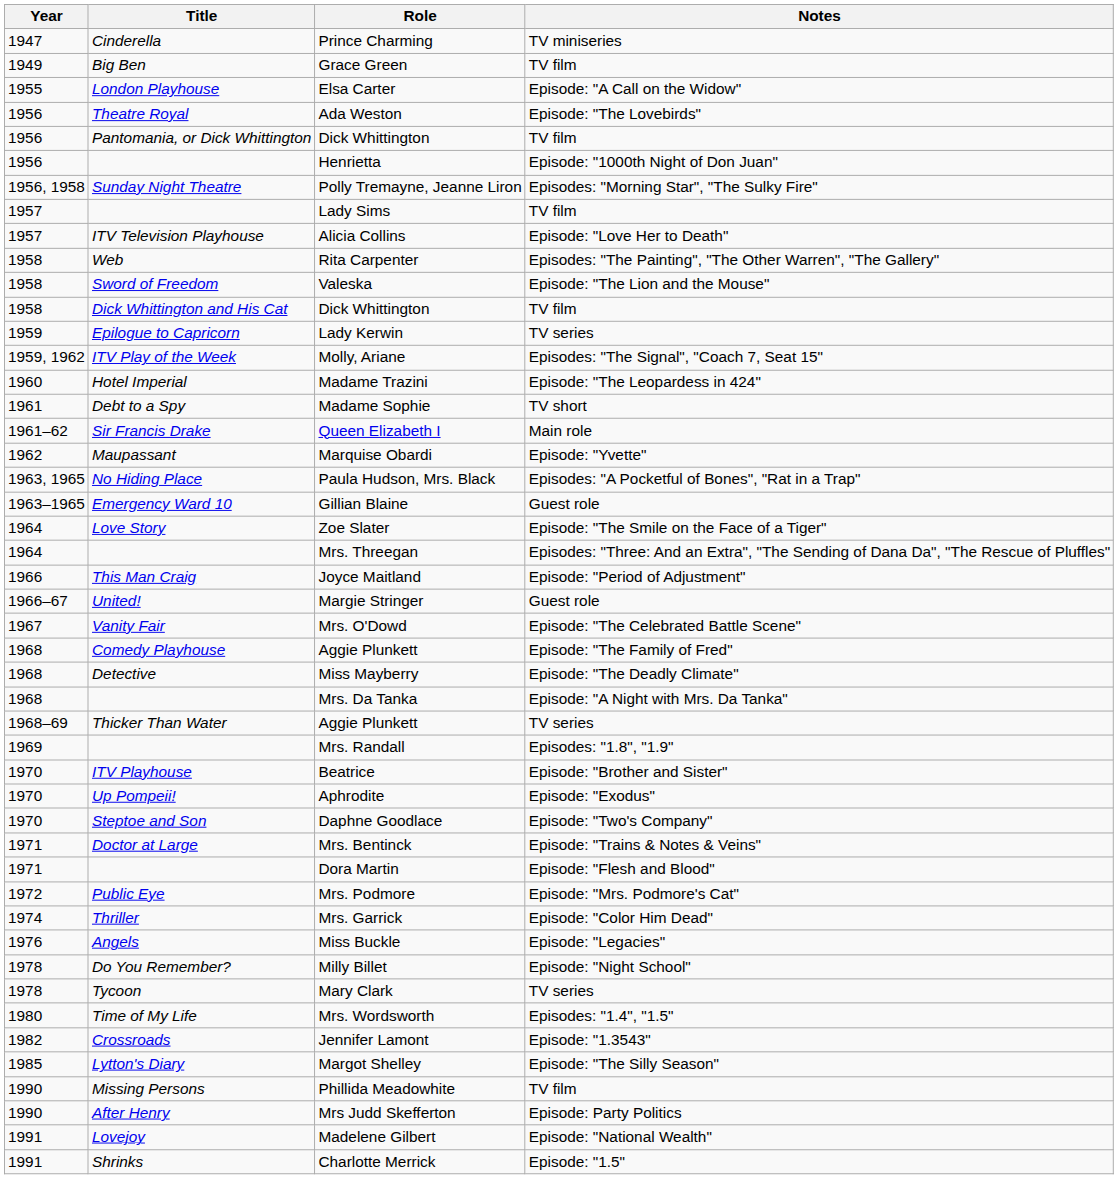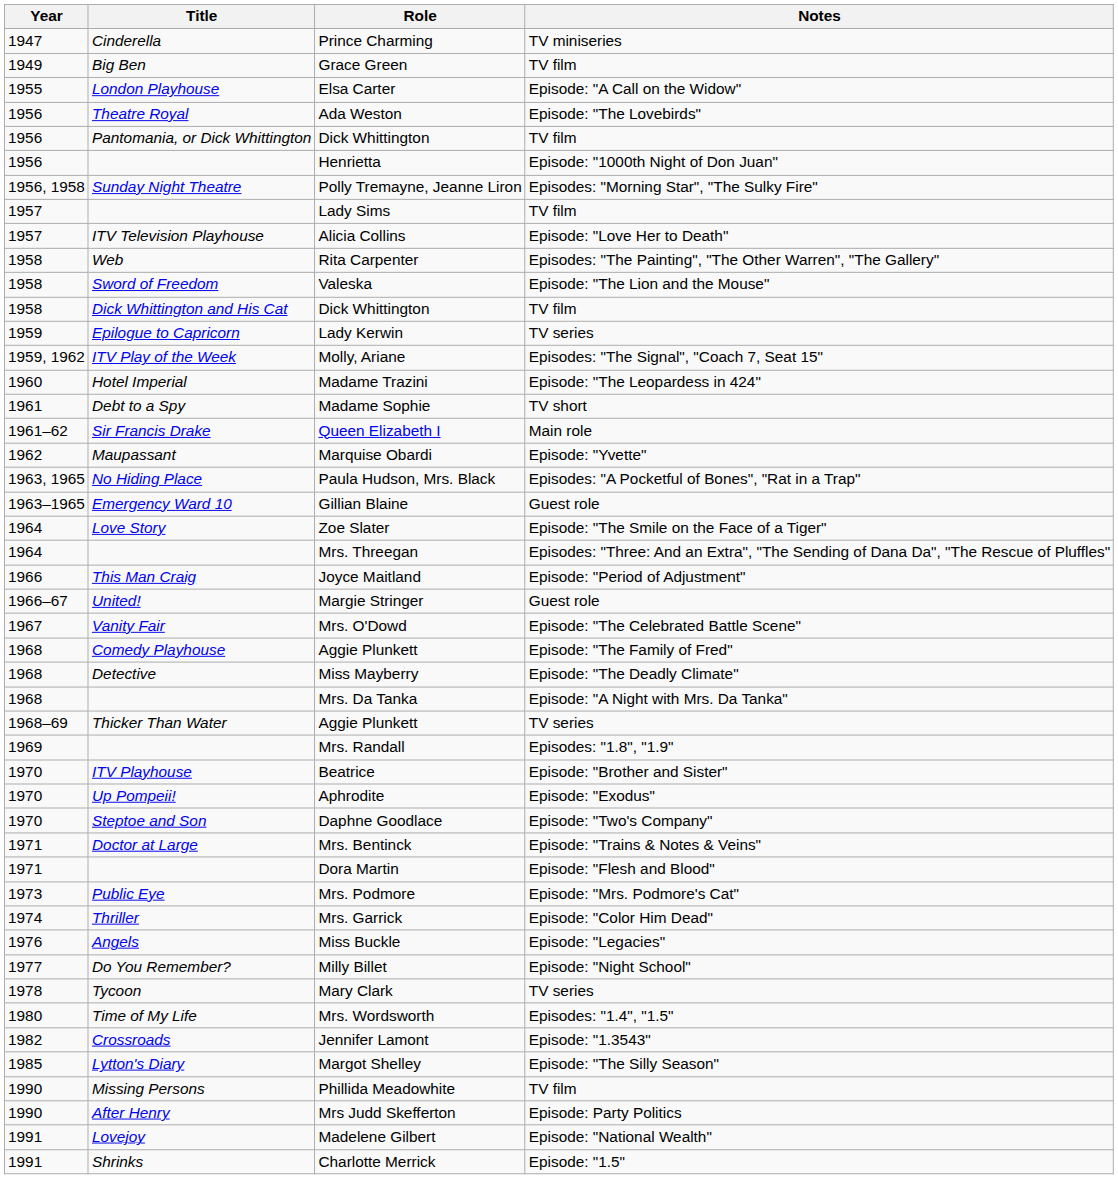(25, 893) 1972 -> (25, 893) 1973
(25, 966) 1978 -> (25, 966) 1977
